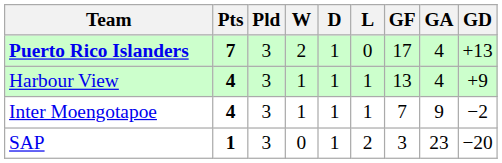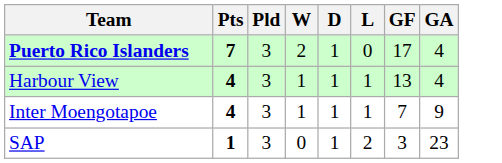- column: (478, 19)
